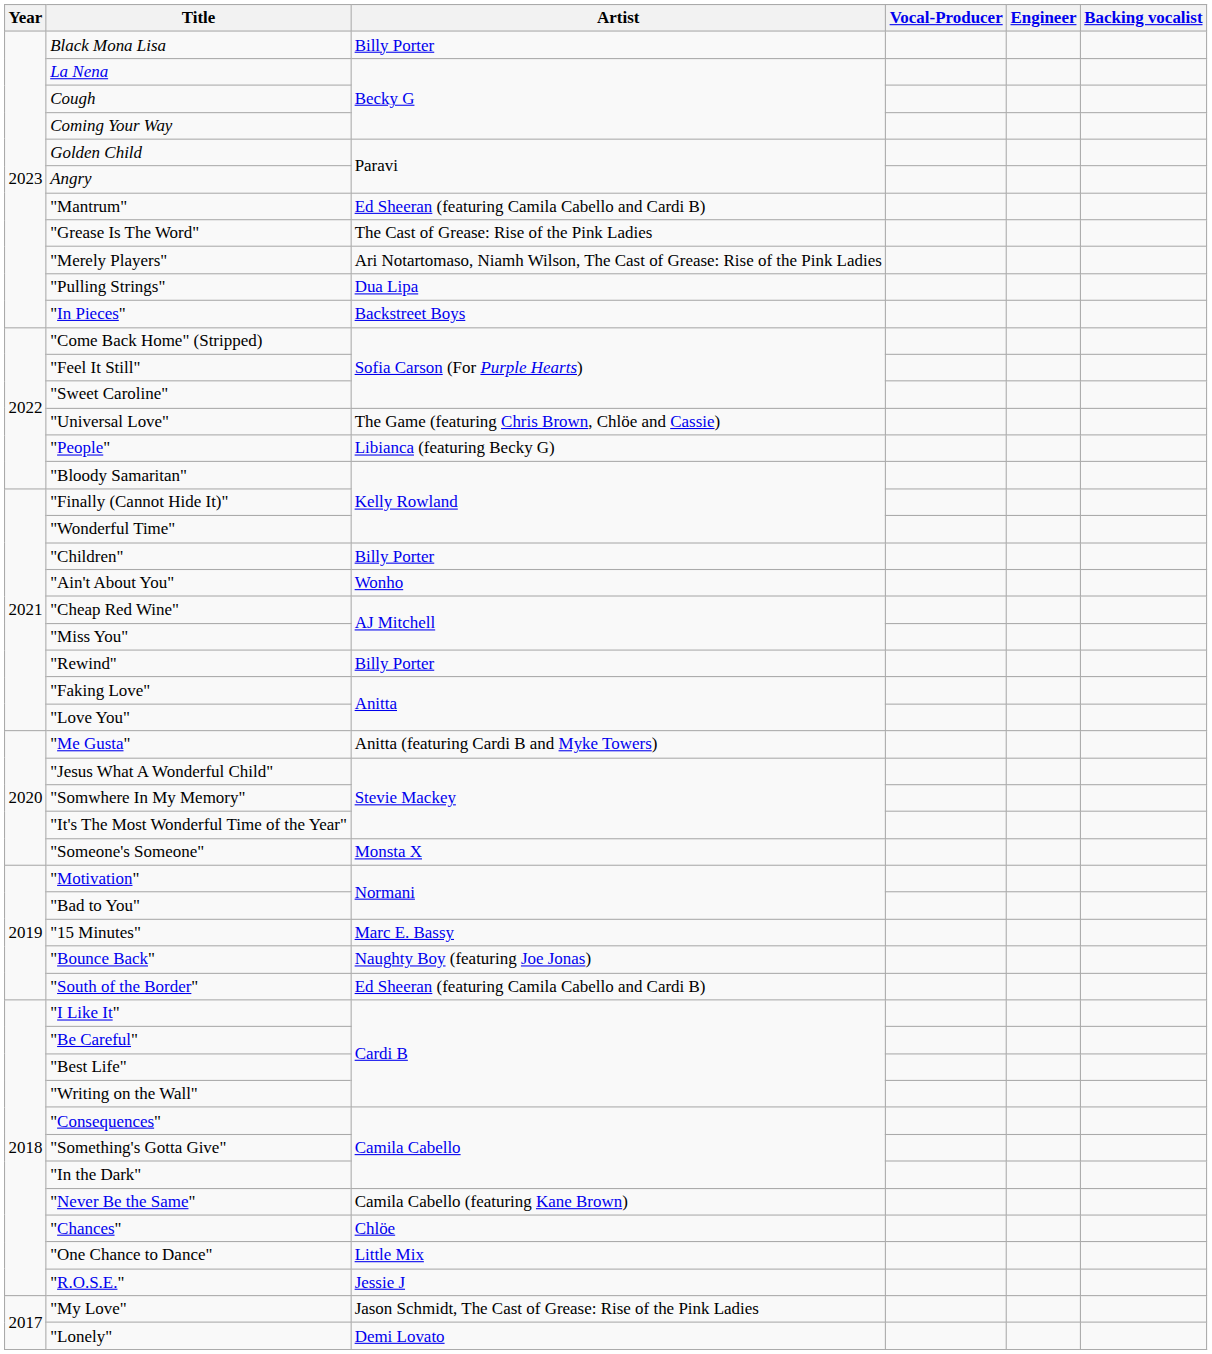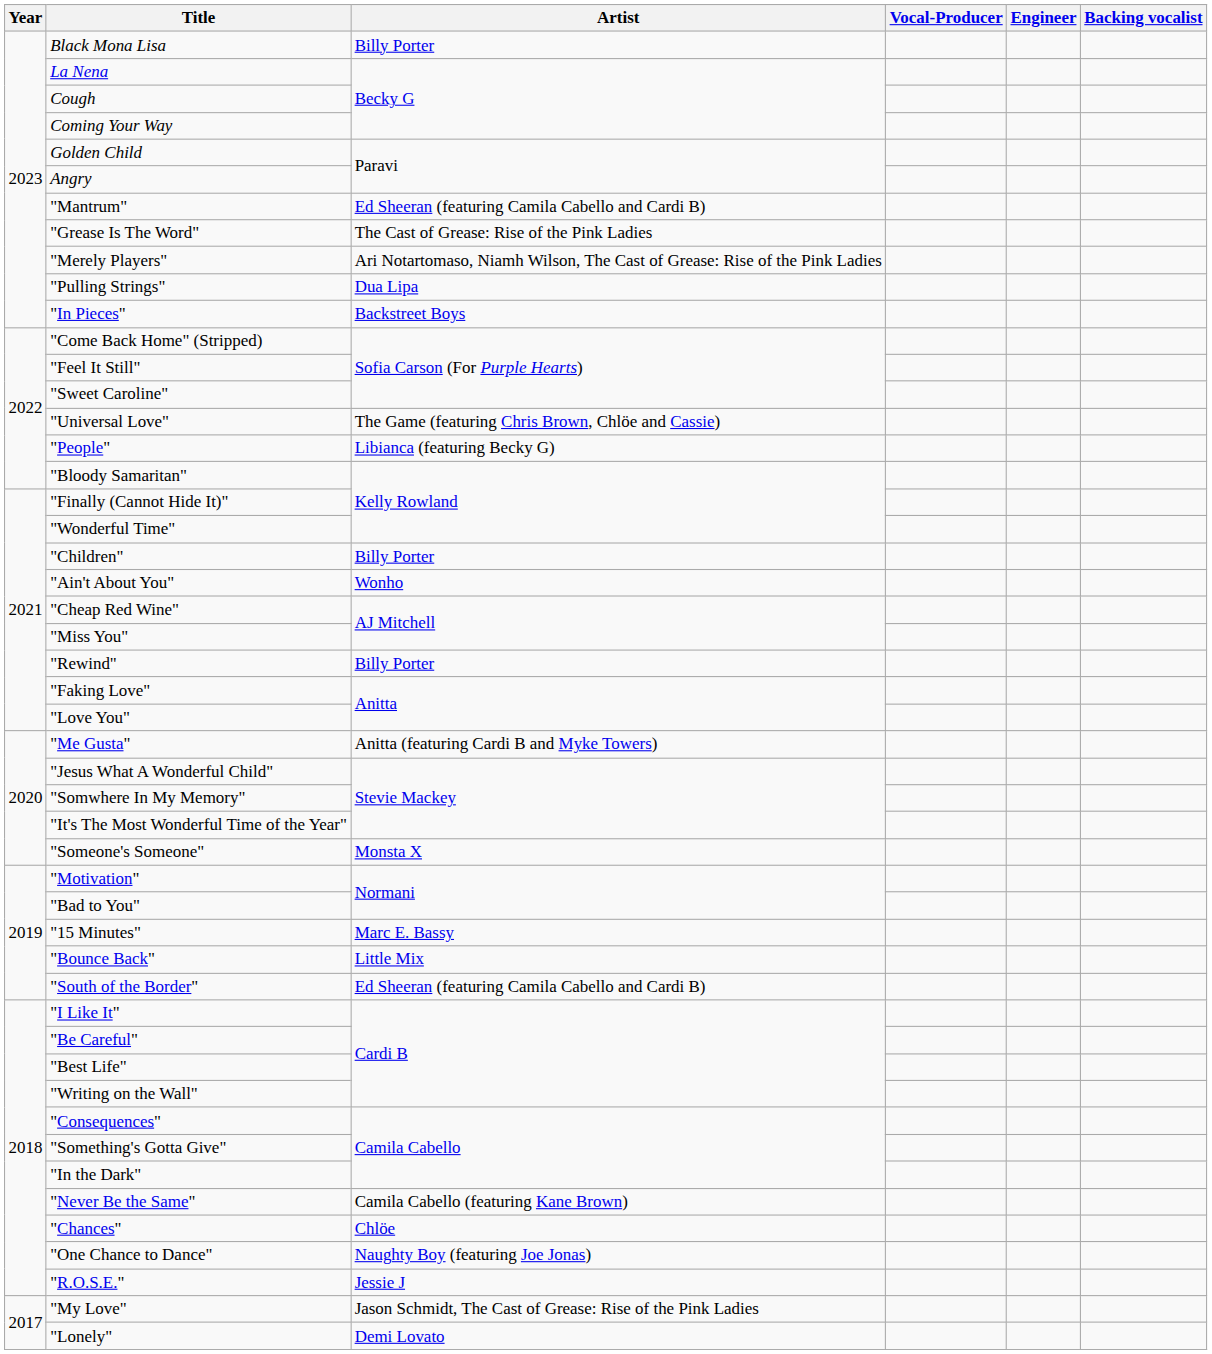(473, 959) Naughty Boy (featuring Joe Jonas) -> (389, 959) Little Mix
(389, 1255) Little Mix -> (473, 1255) Naughty Boy (featuring Joe Jonas)
